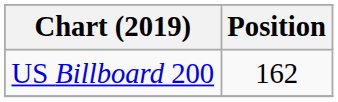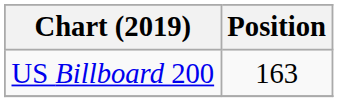(277, 72) 162 -> (277, 72) 163
